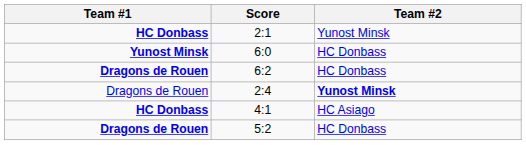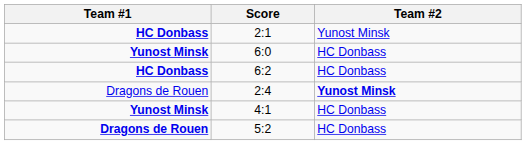(154, 71) Dragons de Rouen -> (172, 71) HC Donbass
(172, 110) HC Donbass -> (169, 110) Yunost Minsk
(346, 110) HC Asiago -> (352, 110) HC Donbass
